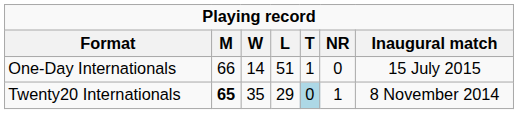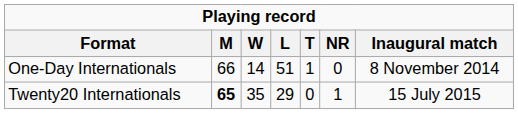(435, 69) 15 July 2015 -> (435, 69) 8 November 2014
(310, 95) lightblue background -> (310, 95) no background
(435, 95) 8 November 2014 -> (435, 95) 15 July 2015
